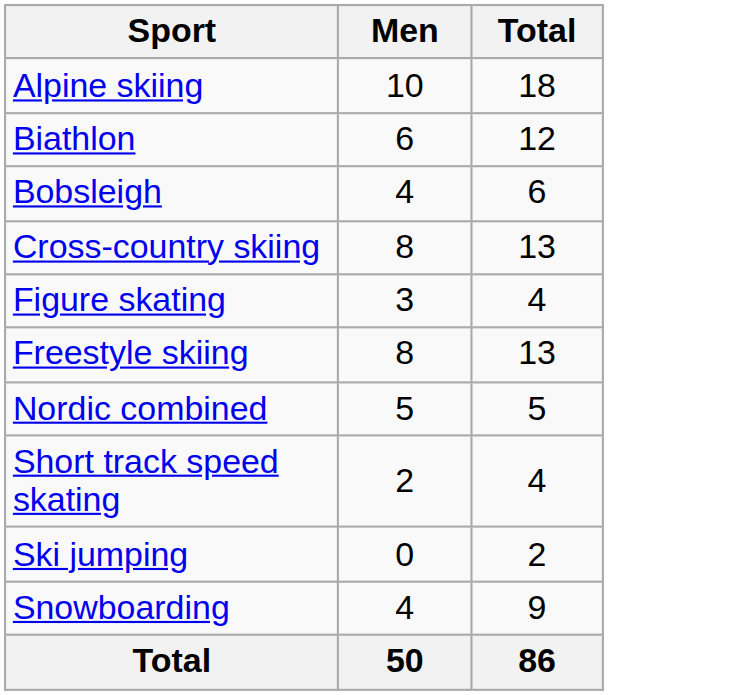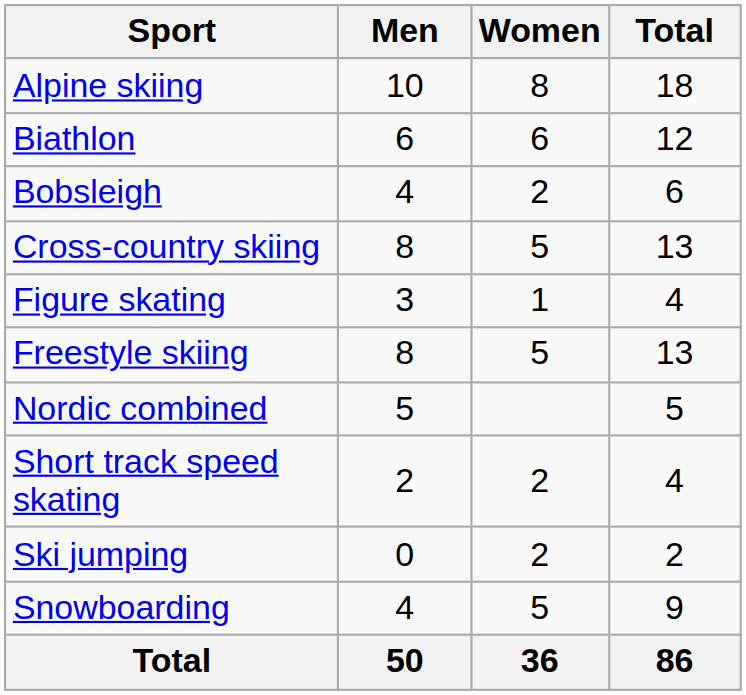+ column: (540, 31)
